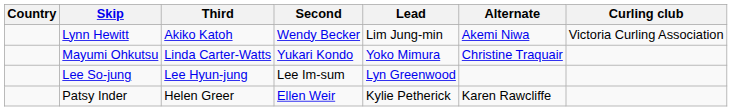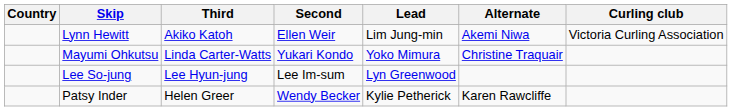(319, 34) Wendy Becker -> (306, 34) Ellen Weir
(306, 95) Ellen Weir -> (319, 95) Wendy Becker
